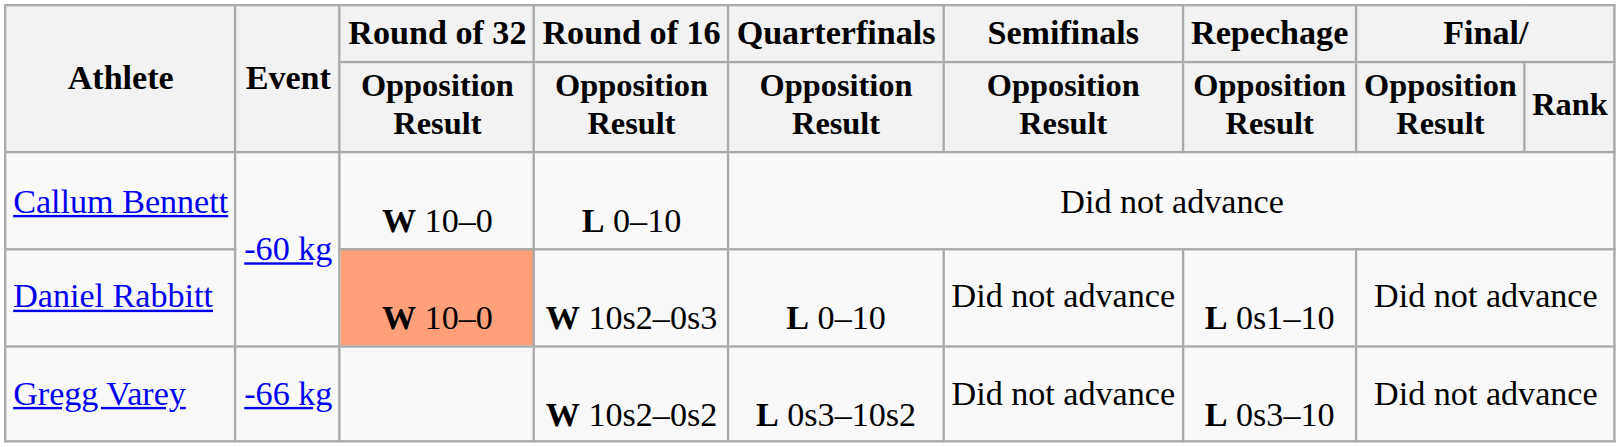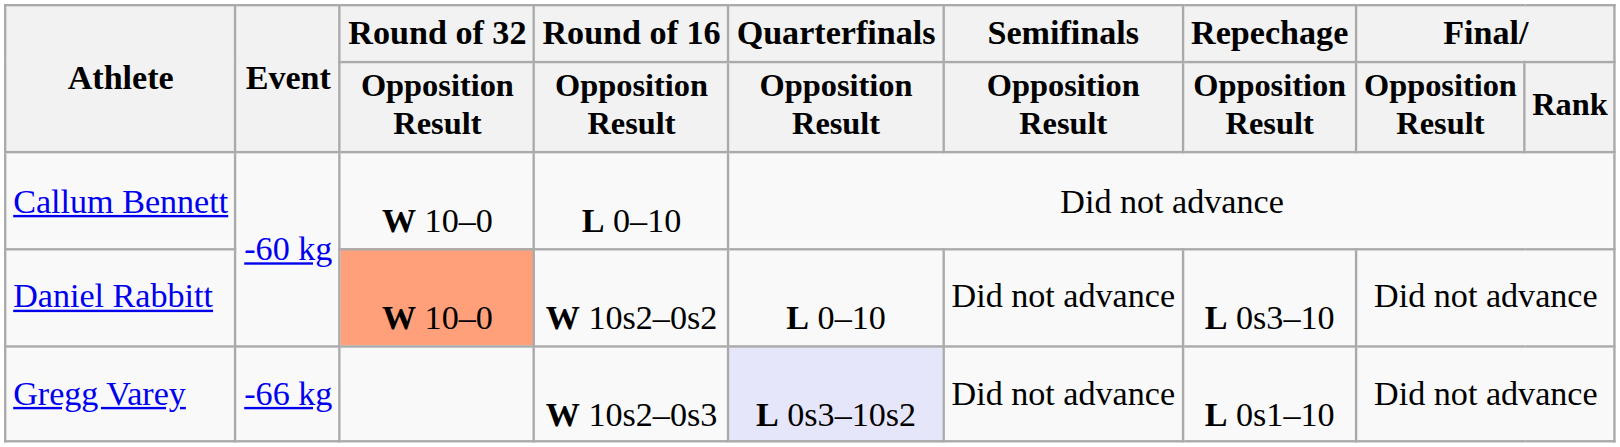(632, 317) W 10s2–0s3 -> (632, 317) W 10s2–0s2
(1270, 317) L 0s1–10 -> (1270, 317) L 0s3–10
(632, 413) W 10s2–0s2 -> (632, 413) W 10s2–0s3
(836, 413) no background -> (836, 413) lavender background
(1270, 413) L 0s3–10 -> (1270, 413) L 0s1–10
